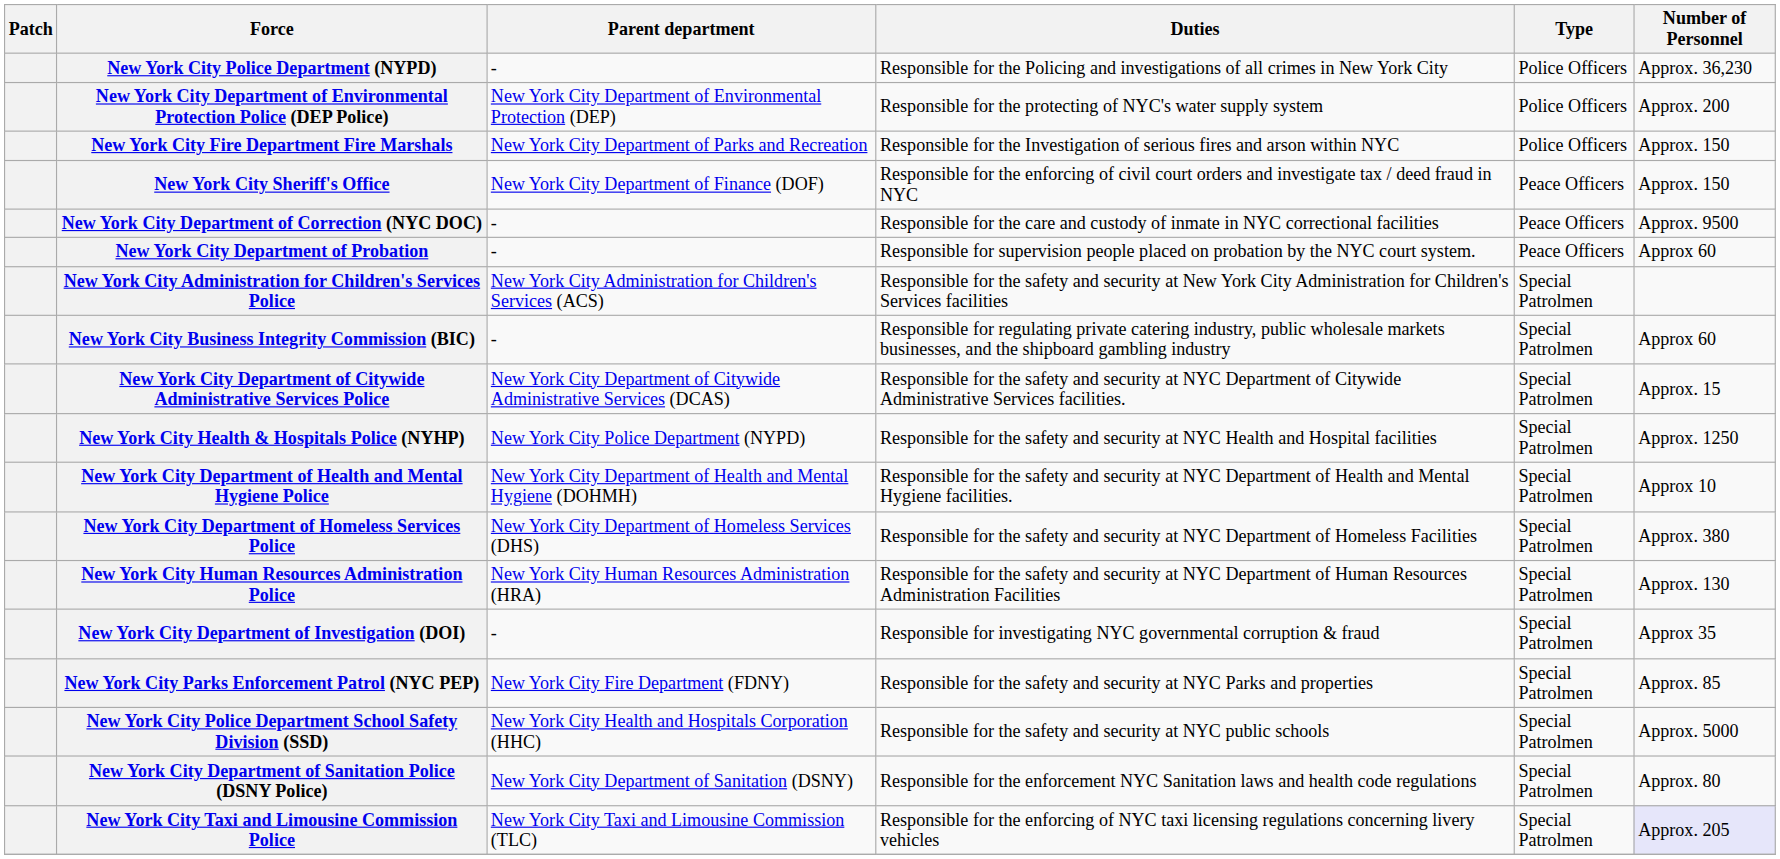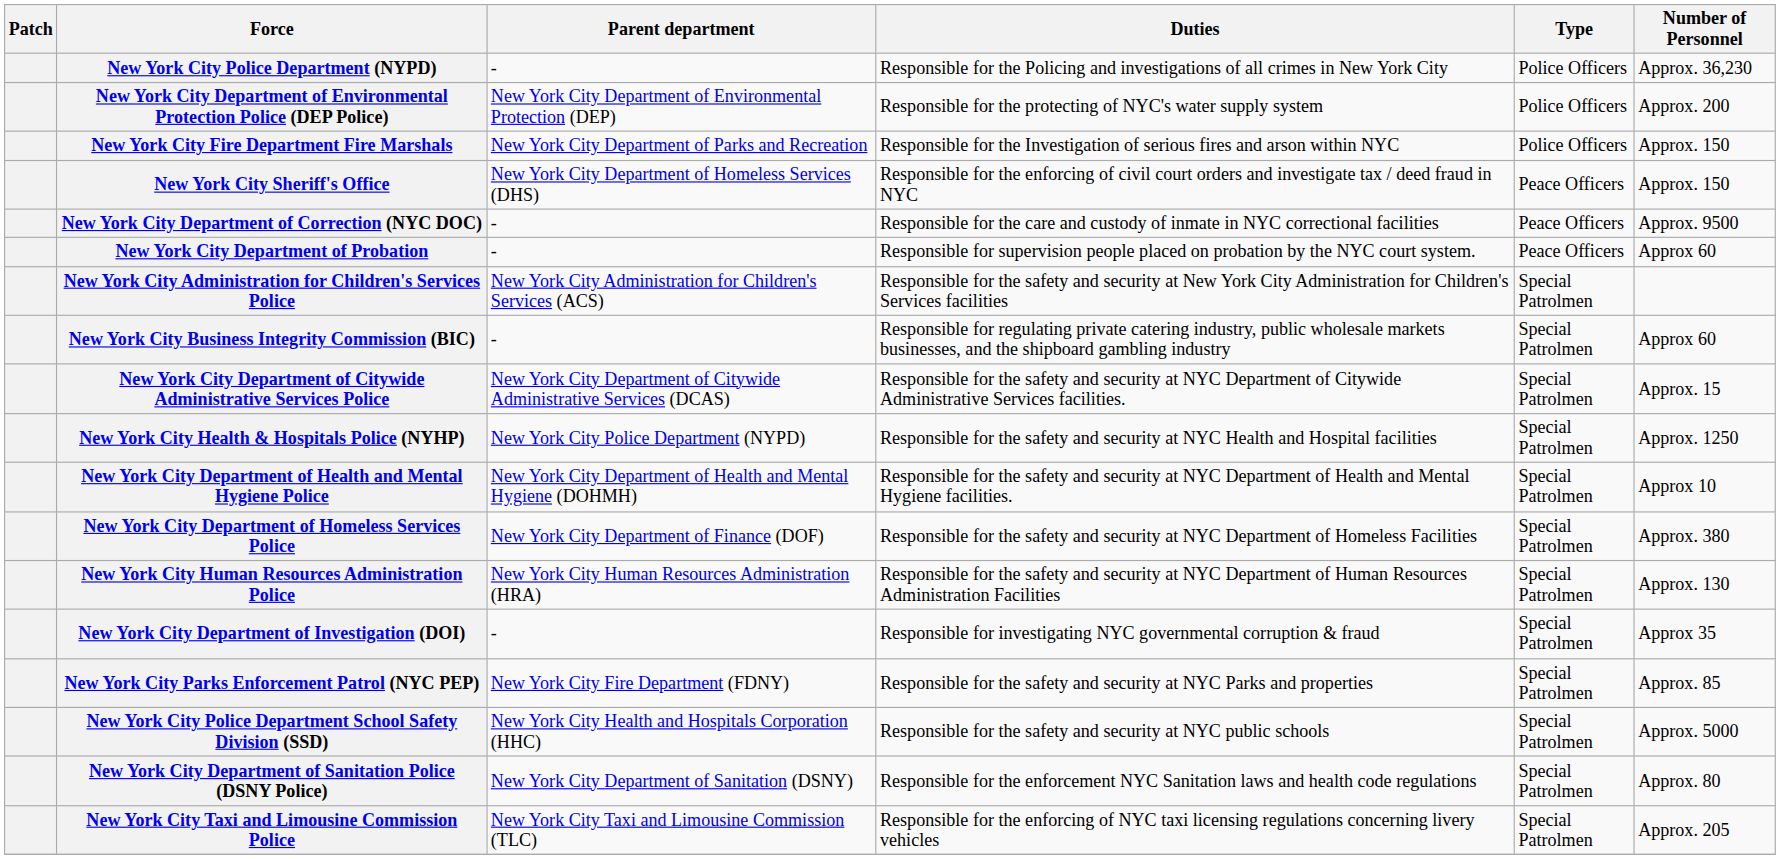(657, 184) New York City Department of Finance (DOF) -> (671, 184) New York City Department of Homeless Services (DHS)
(671, 535) New York City Department of Homeless Services (DHS) -> (657, 535) New York City Department of Finance (DOF)
(1684, 829) lavender background -> (1684, 829) no background
